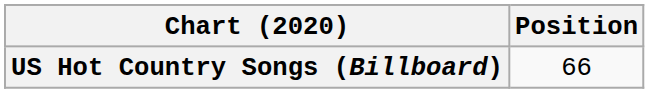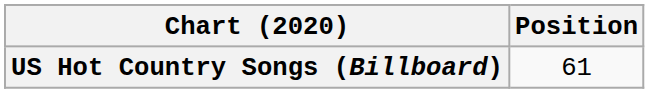(577, 68) 66 -> (577, 68) 61
